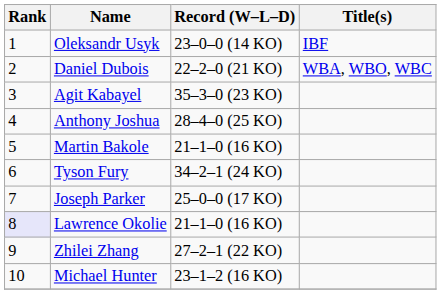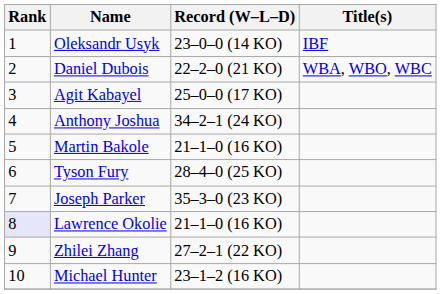(228, 95) 35–3–0 (23 KO) -> (228, 95) 25–0–0 (17 KO)
(228, 120) 28–4–0 (25 KO) -> (228, 120) 34–2–1 (24 KO)
(228, 172) 34–2–1 (24 KO) -> (228, 172) 28–4–0 (25 KO)
(228, 198) 25–0–0 (17 KO) -> (228, 198) 35–3–0 (23 KO)
